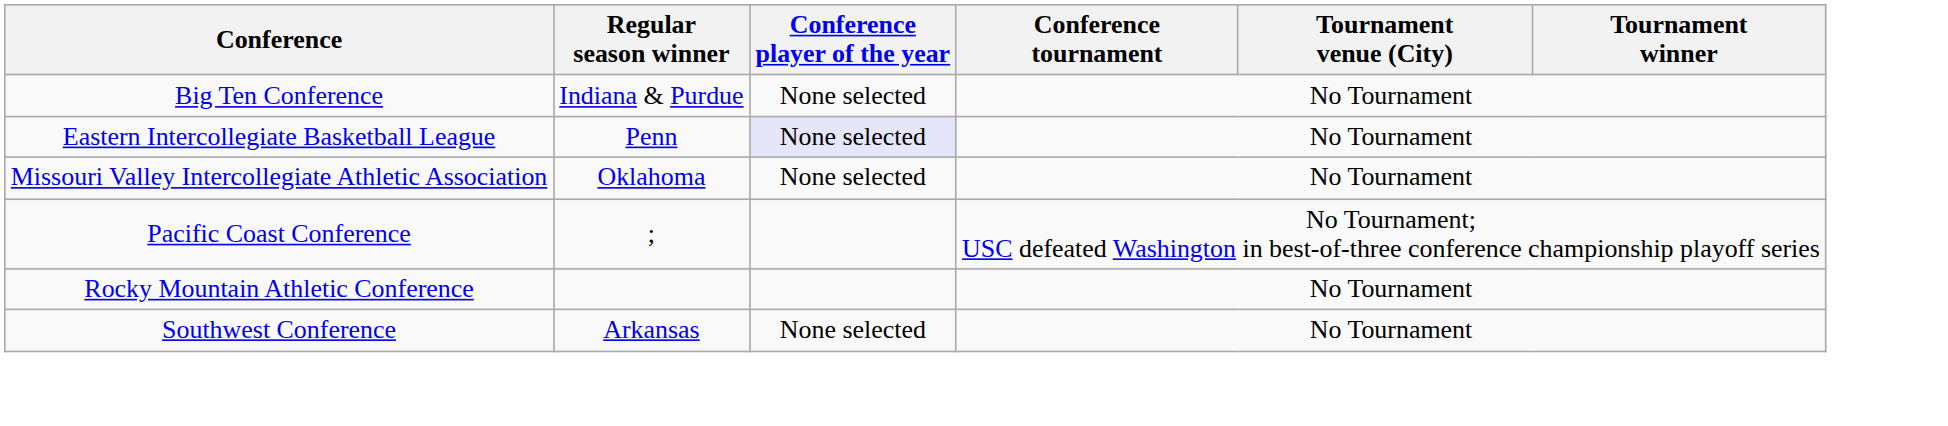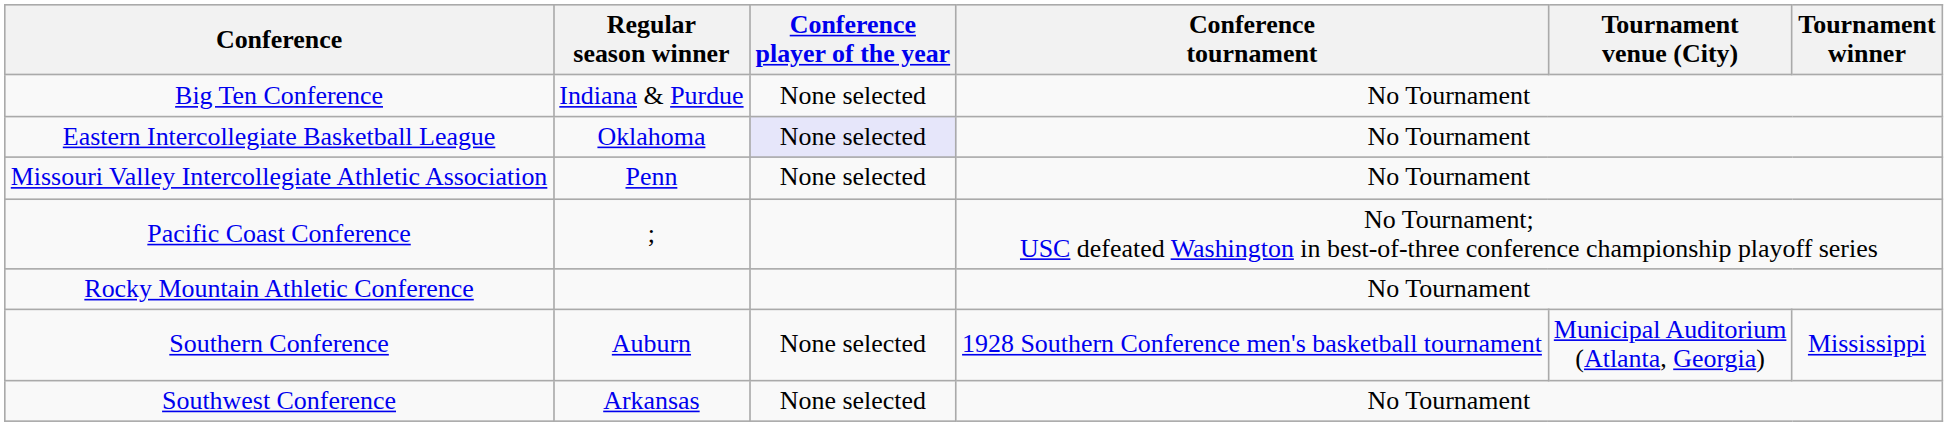(651, 136) Penn -> (651, 136) Oklahoma
(651, 177) Oklahoma -> (651, 177) Penn
+ row: (279, 344)
